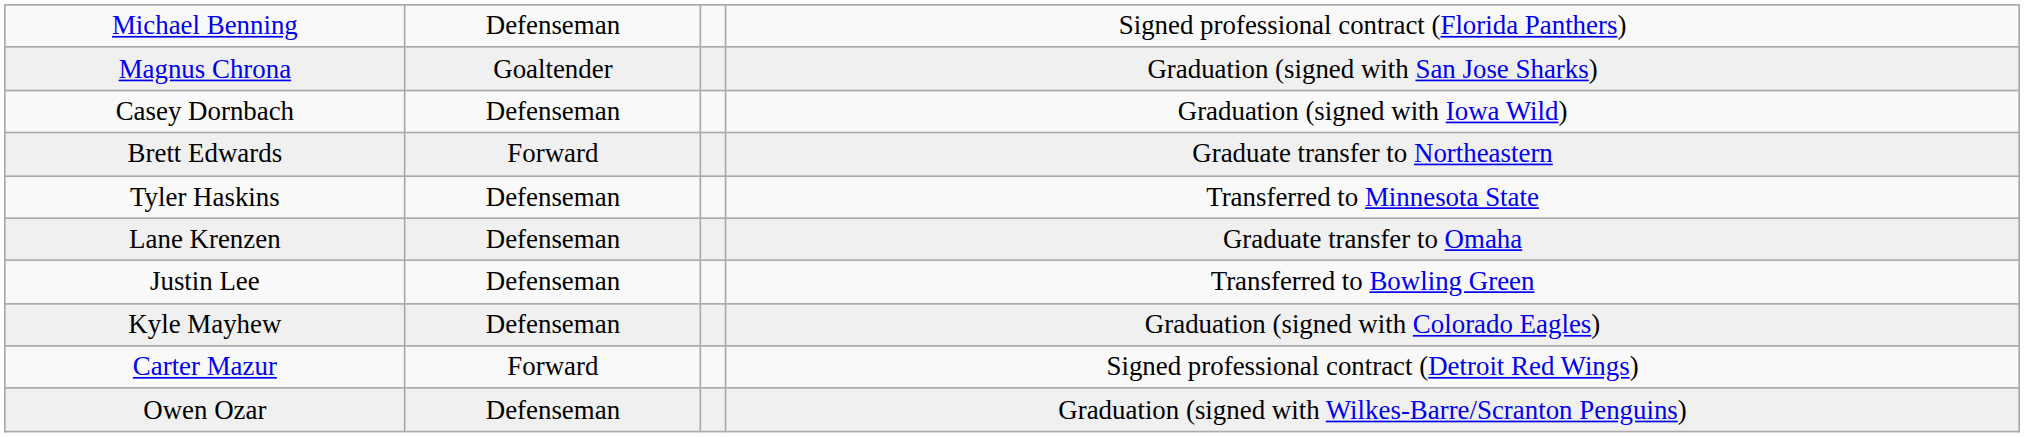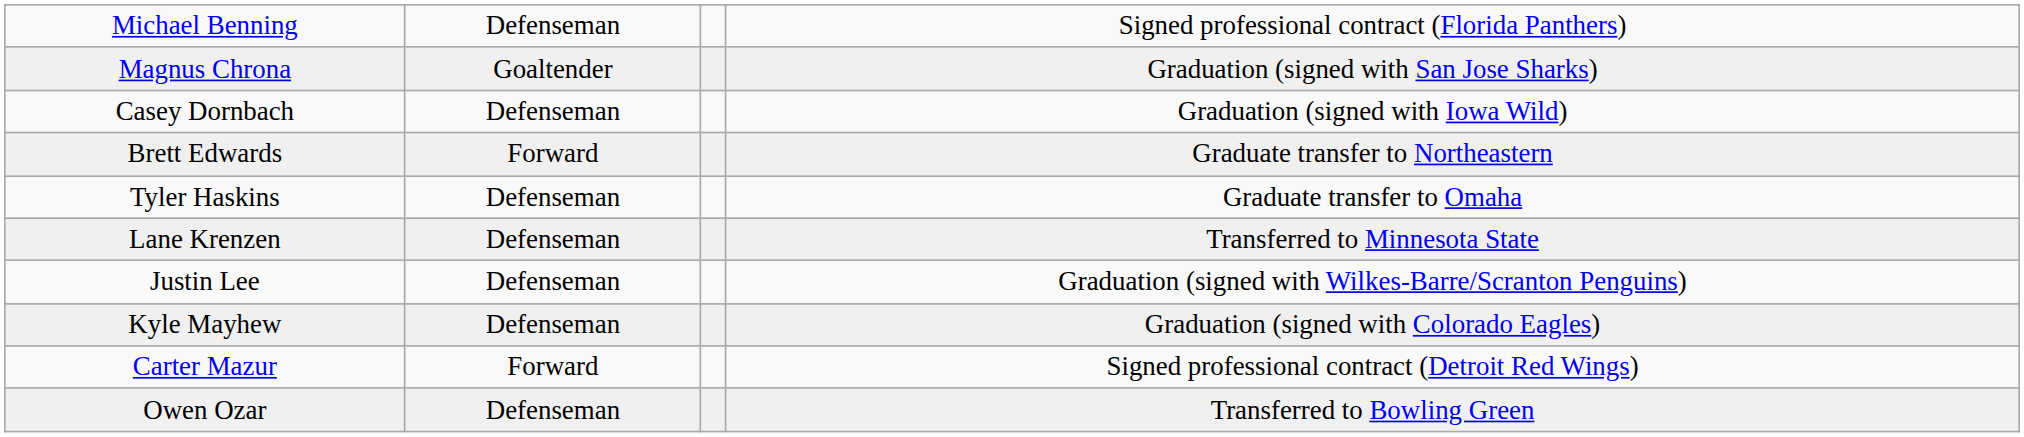(1373, 196) Transferred to Minnesota State -> (1373, 196) Graduate transfer to Omaha
(1373, 238) Graduate transfer to Omaha -> (1373, 238) Transferred to Minnesota State
(1373, 281) Transferred to Bowling Green -> (1373, 281) Graduation (signed with Wilkes-Barre/Scranton Penguins)
(1373, 409) Graduation (signed with Wilkes-Barre/Scranton Penguins) -> (1373, 409) Transferred to Bowling Green
